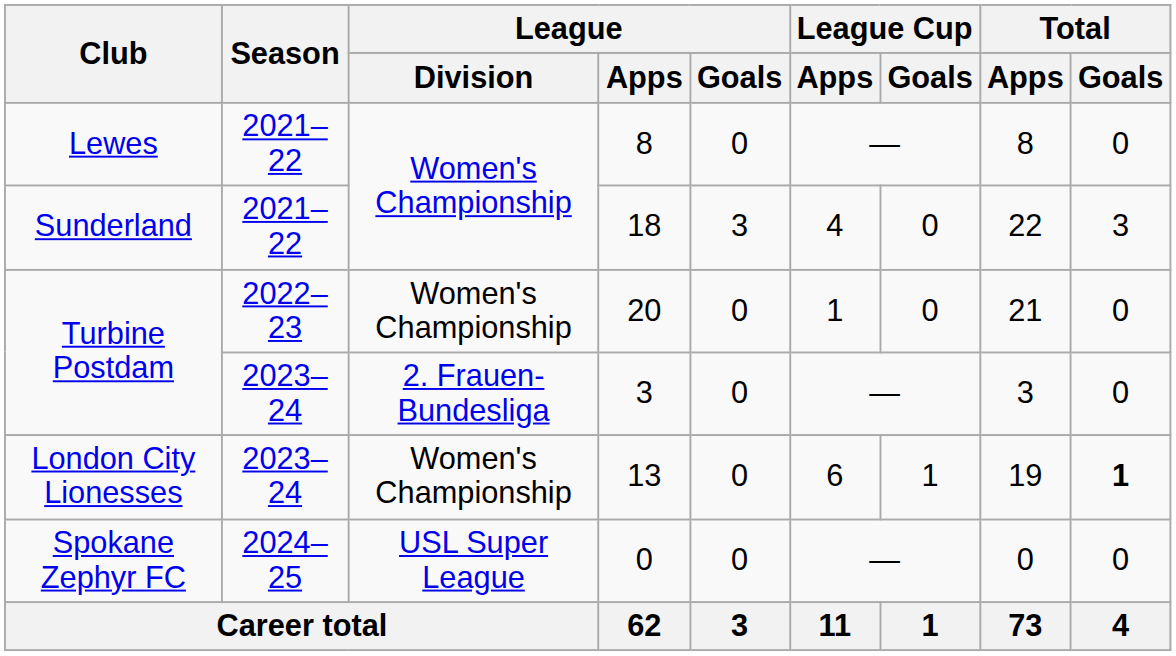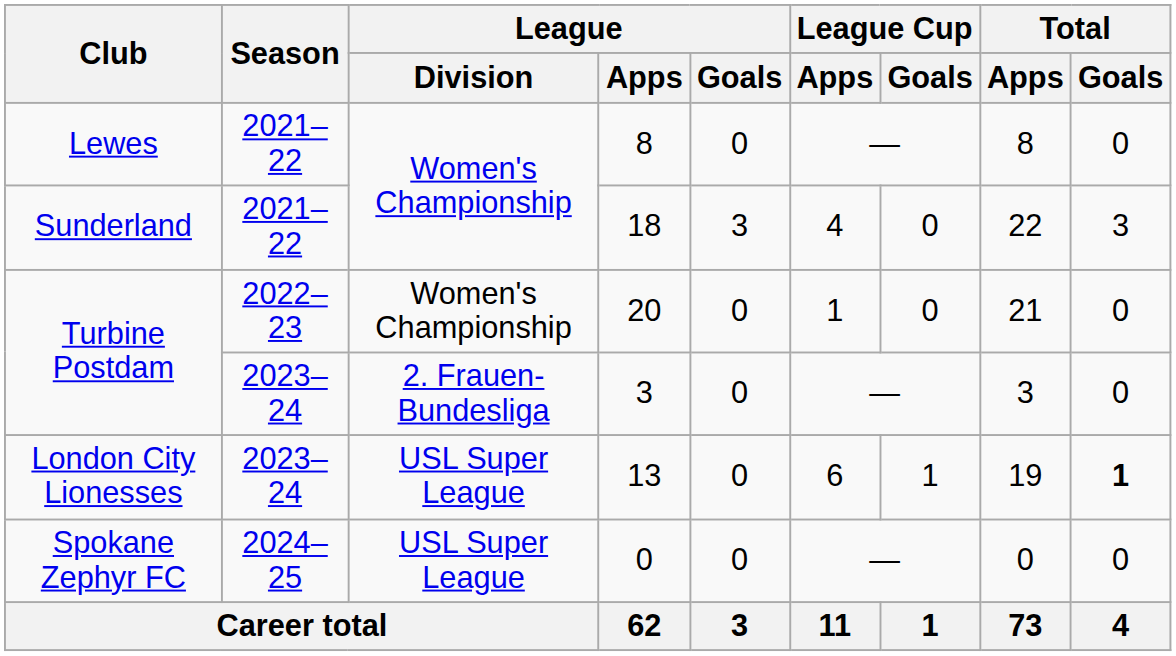(474, 476) Women's Championship -> (474, 476) USL Super League
